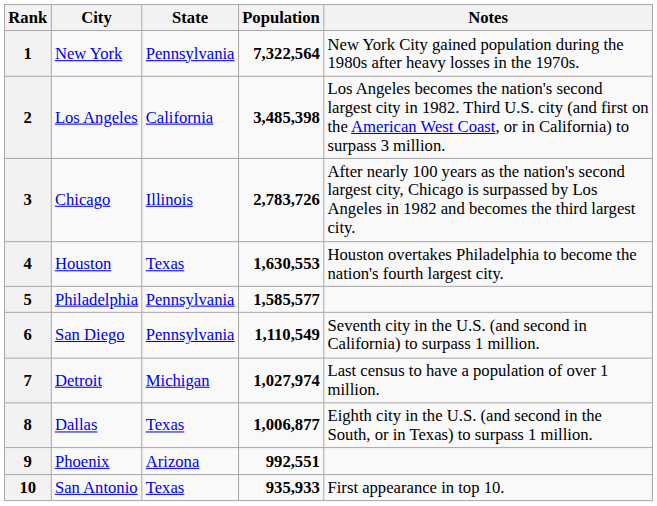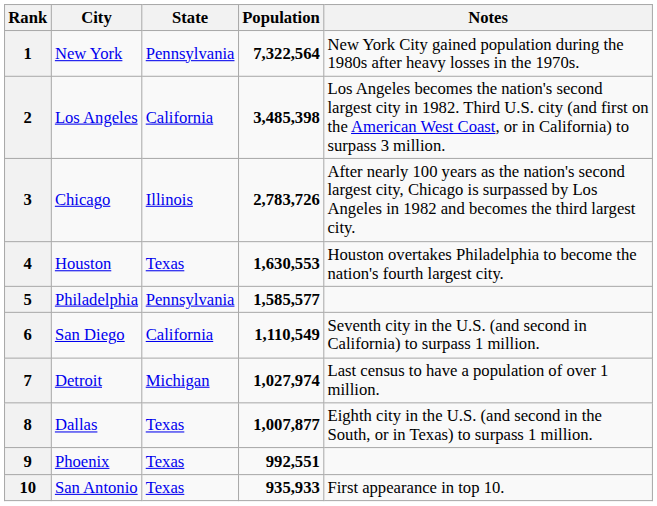(190, 335) Pennsylvania -> (179, 335) California
(287, 425) 1,006,877 -> (287, 425) 1,007,877
(173, 461) Arizona -> (165, 461) Texas
